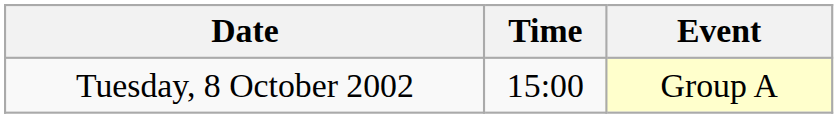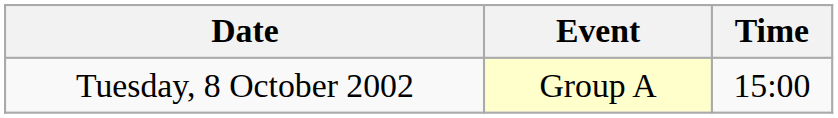columns swapped: (545, 31) <-> (719, 31)
